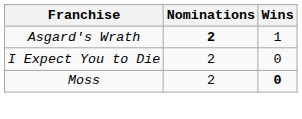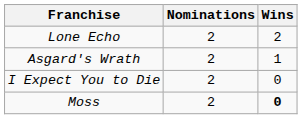+ row: (84, 37)
(211, 37) bold -> (211, 59) normal
